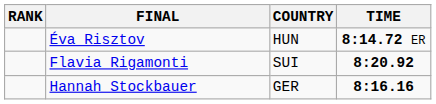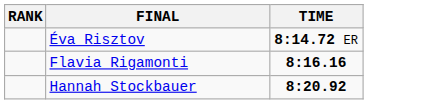- column: (303, 16)
(384, 63) 8:20.92 -> (316, 63) 8:16.16
(384, 87) 8:16.16 -> (316, 87) 8:20.92
